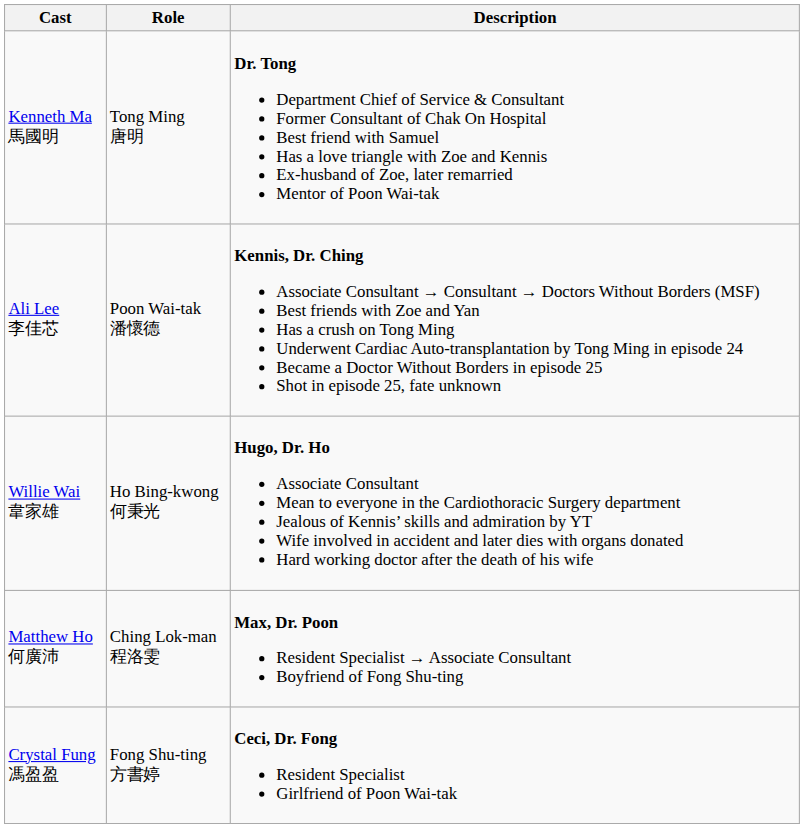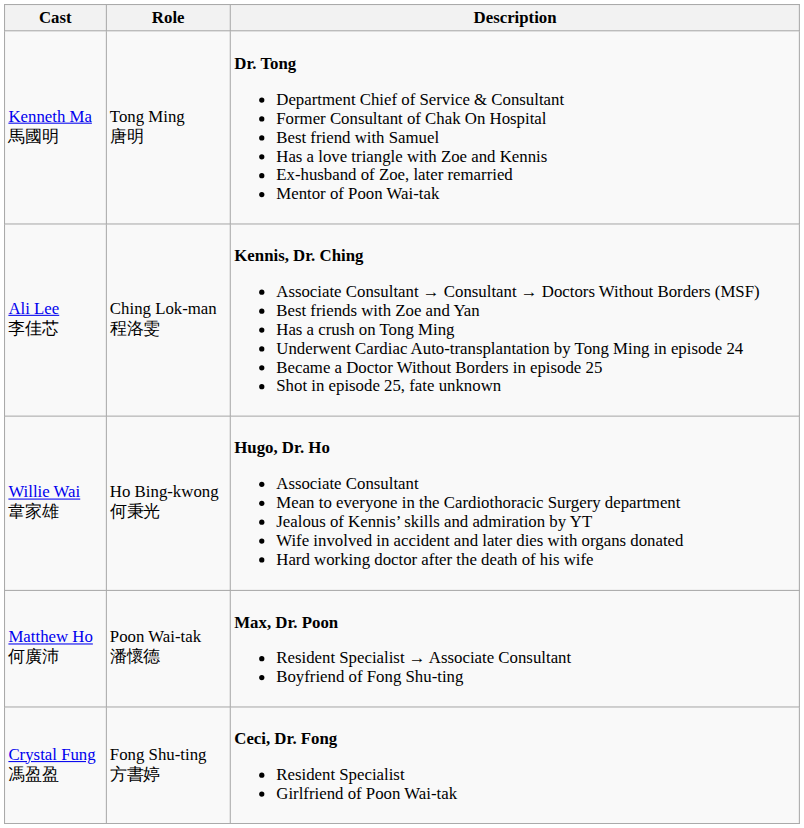(155, 318) Poon Wai-tak 潘懷德 -> (163, 318) Ching Lok-man 程洛雯
(163, 647) Ching Lok-man 程洛雯 -> (155, 647) Poon Wai-tak 潘懷德
